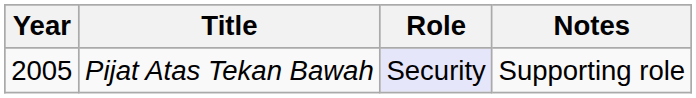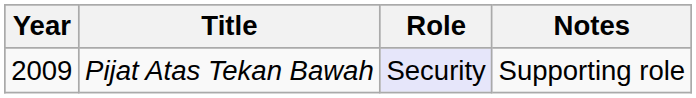(42, 69) 2005 -> (42, 69) 2009
